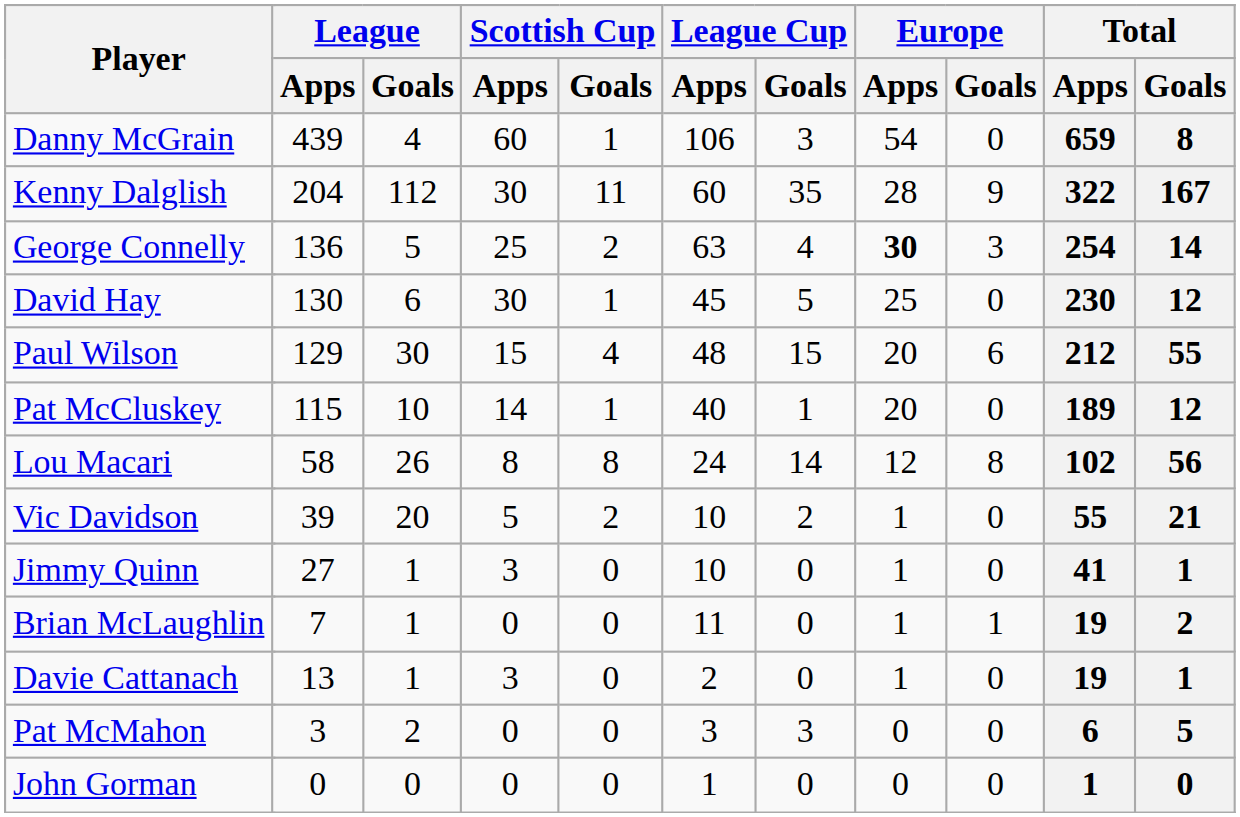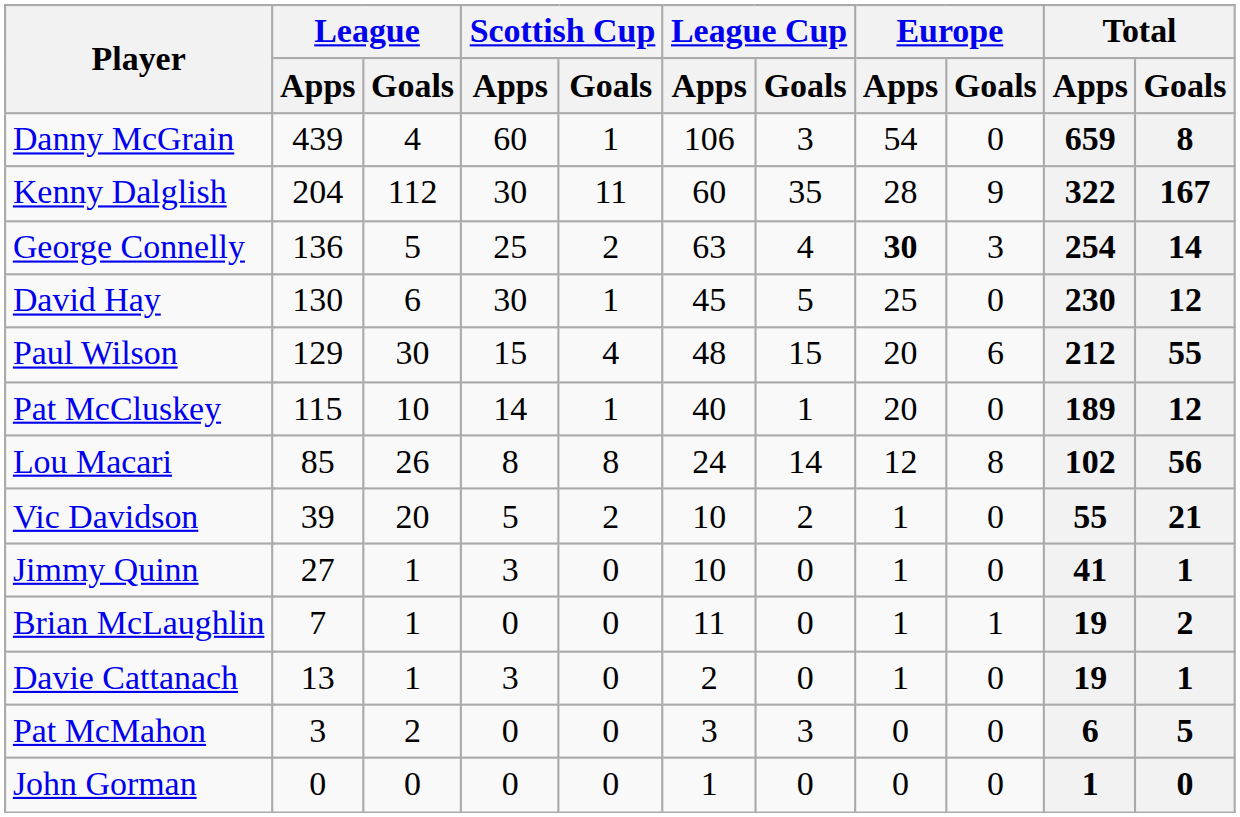(318, 461) 58 -> (318, 461) 85
